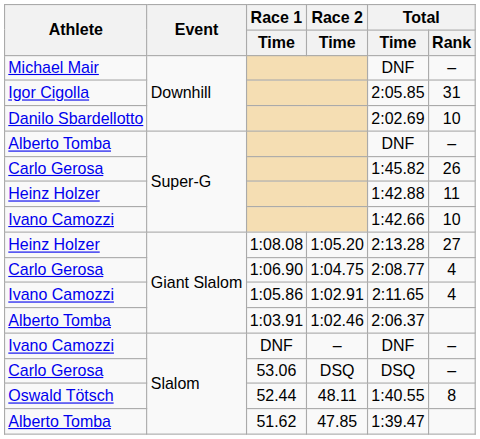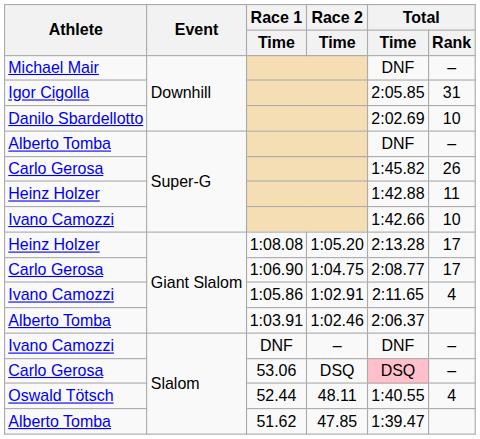(452, 245) 27 -> (452, 245) 17
(452, 270) 4 -> (452, 270) 17
(398, 371) no background -> (398, 371) pink background
(452, 396) 8 -> (452, 396) 4
